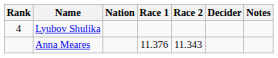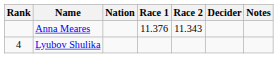rows swapped: (63, 45) <-> (68, 28)
